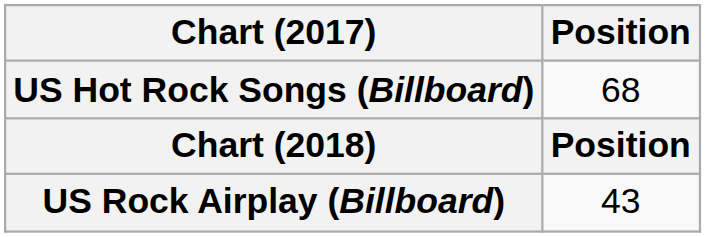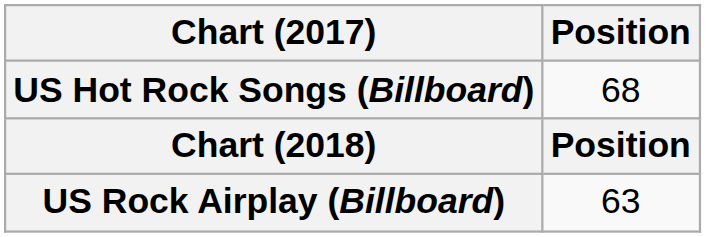(621, 201) 43 -> (621, 201) 63
